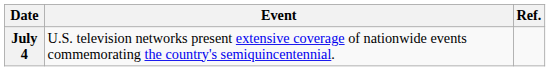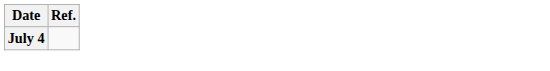- column: (279, 15)
